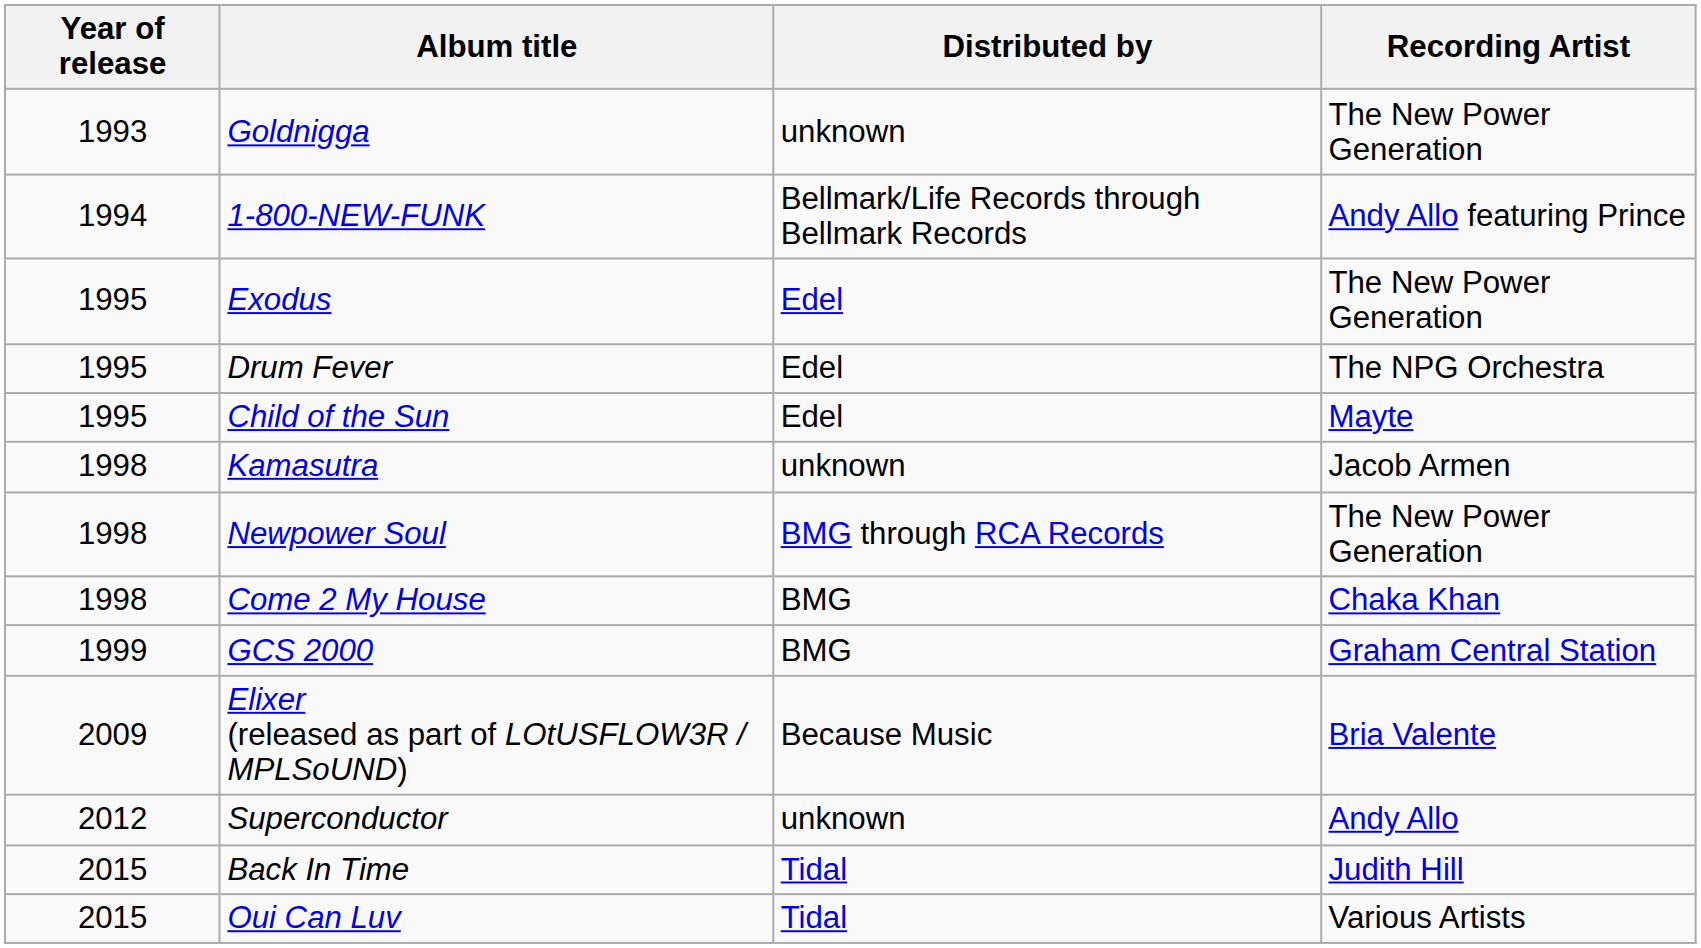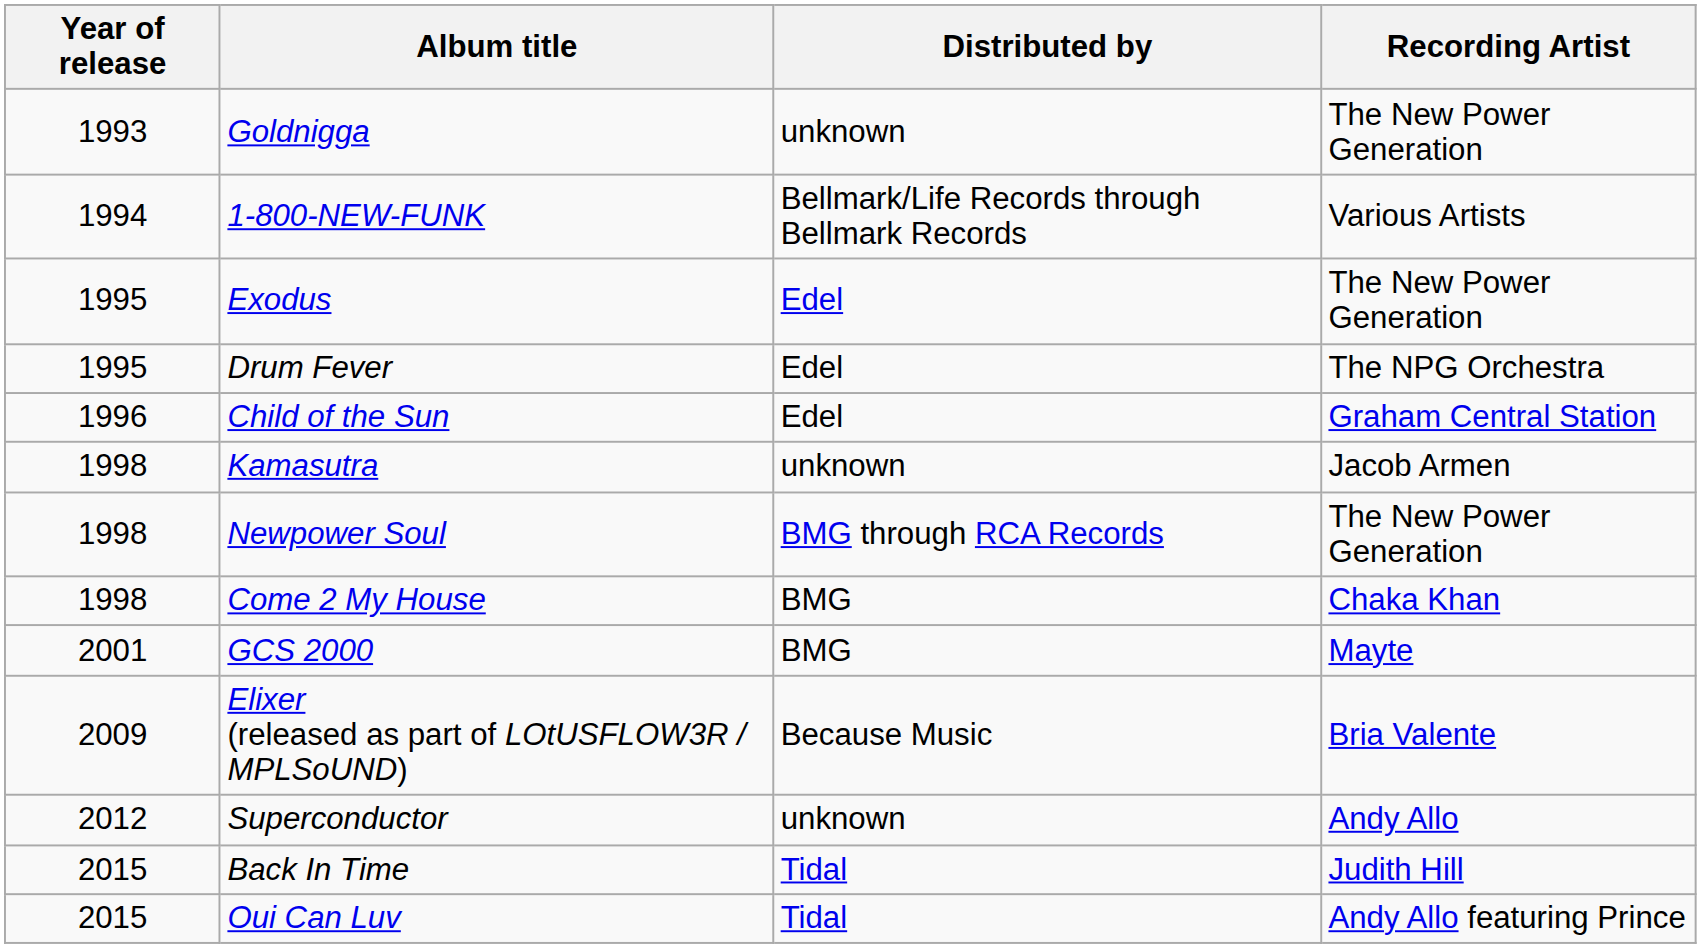(1507, 215) Andy Allo featuring Prince -> (1427, 215) Various Artists
(113, 417) 1995 -> (113, 417) 1996
(1371, 417) Mayte -> (1492, 417) Graham Central Station
(113, 650) 1999 -> (113, 650) 2001
(1492, 650) Graham Central Station -> (1371, 650) Mayte
(1427, 918) Various Artists -> (1507, 918) Andy Allo featuring Prince
